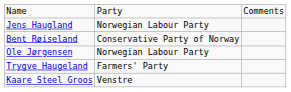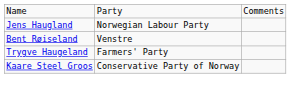(168, 39) Conservative Party of Norway -> (115, 39) Venstre
- row: (39, 53)
(115, 80) Venstre -> (168, 66) Conservative Party of Norway
